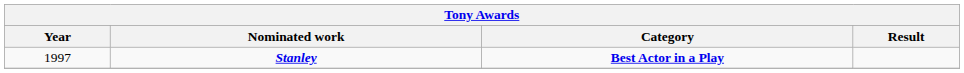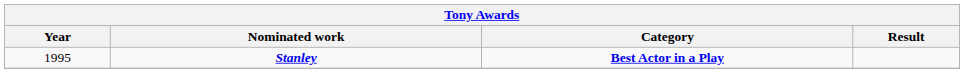(57, 57) 1997 -> (57, 57) 1995
